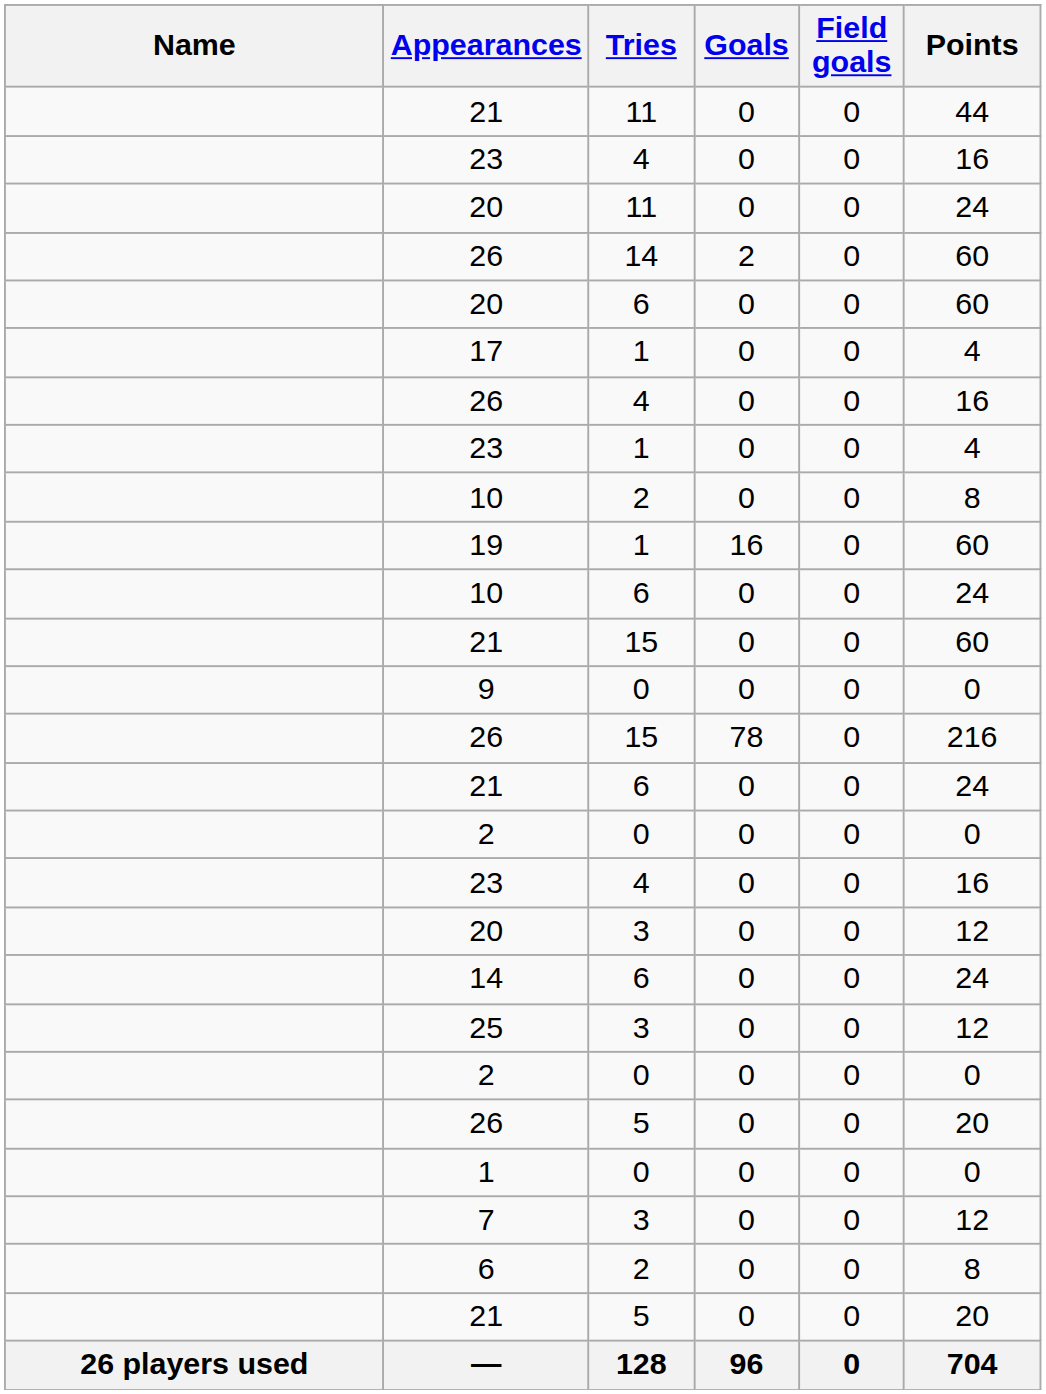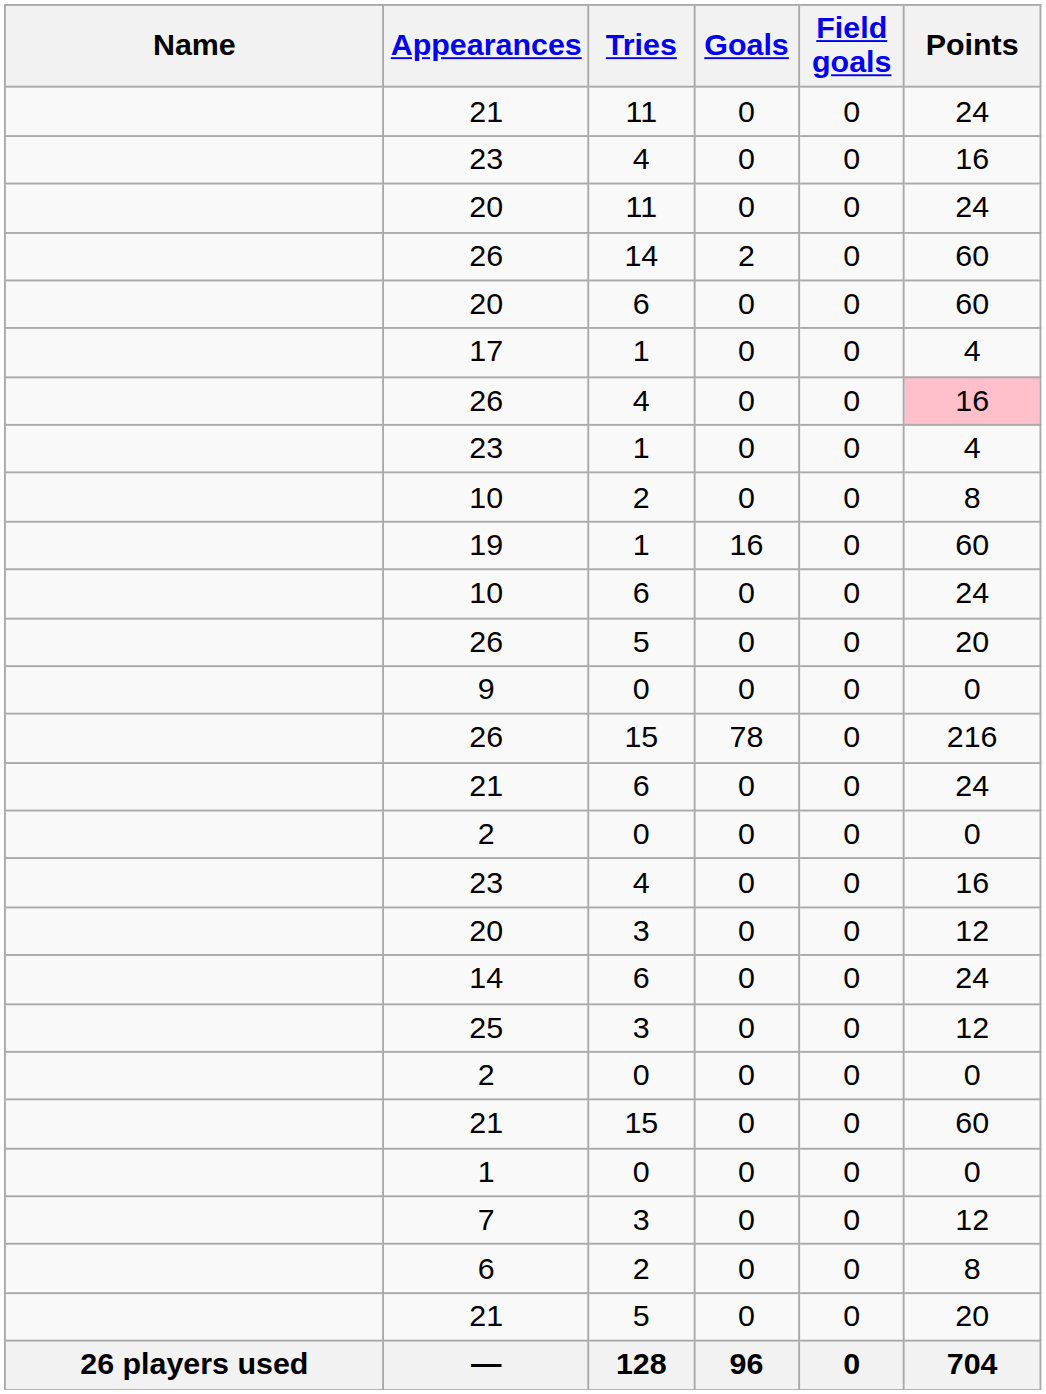(972, 111) 44 -> (972, 111) 24
(972, 400) no background -> (972, 400) pink background
rows swapped: (486, 641) <-> (486, 1123)
